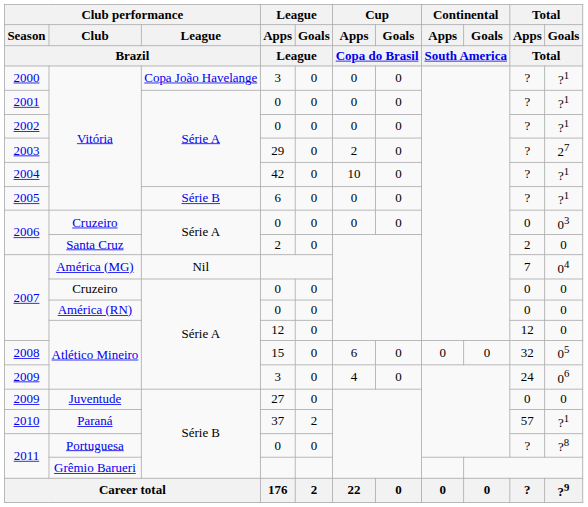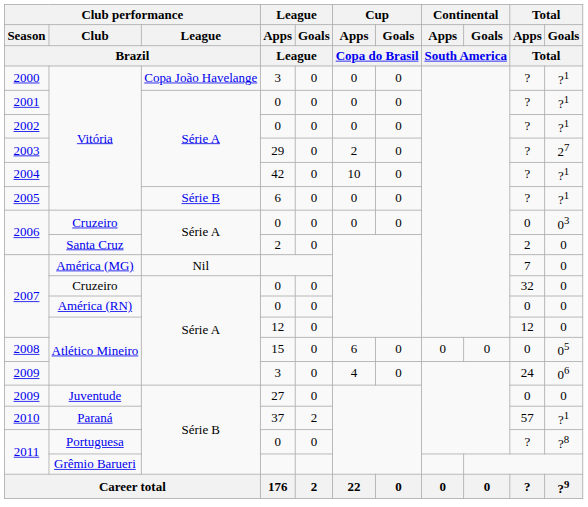(564, 267) 04 -> (564, 265) 0
(527, 289) 0 -> (527, 285) 32
(527, 352) 32 -> (527, 349) 0
